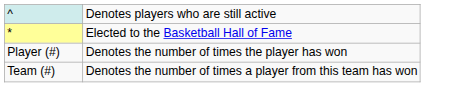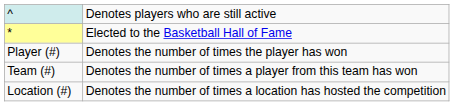+ row: (39, 91)
